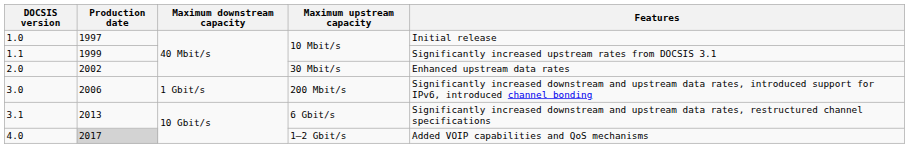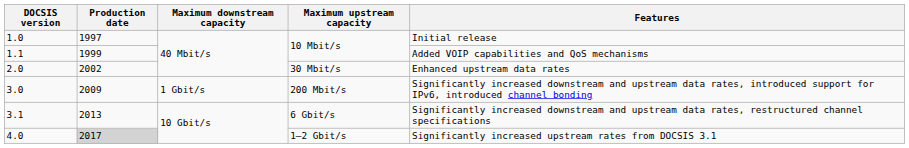(564, 53) Significantly increased upstream rates from DOCSIS 3.1 -> (530, 53) Added VOIP capabilities and QoS mechanisms
(90, 89) 2006 -> (90, 89) 2009
(530, 136) Added VOIP capabilities and QoS mechanisms -> (564, 136) Significantly increased upstream rates from DOCSIS 3.1
